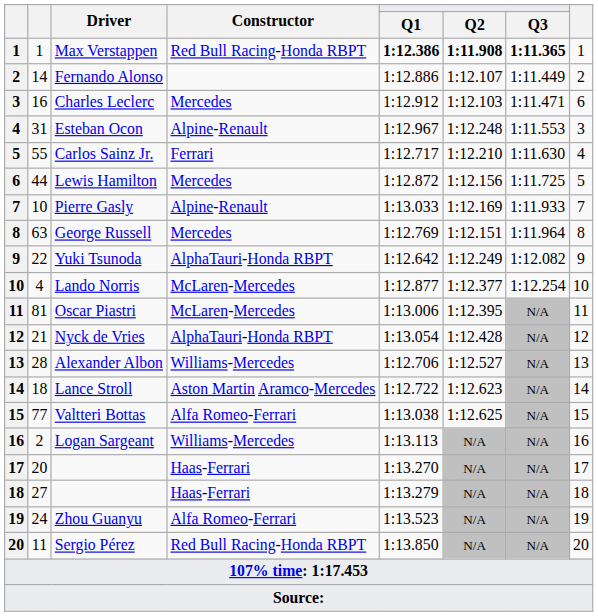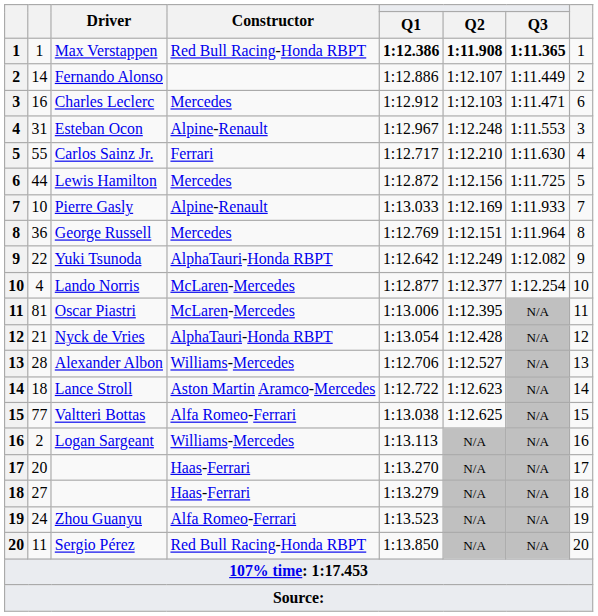(39, 232) 63 -> (39, 232) 36
